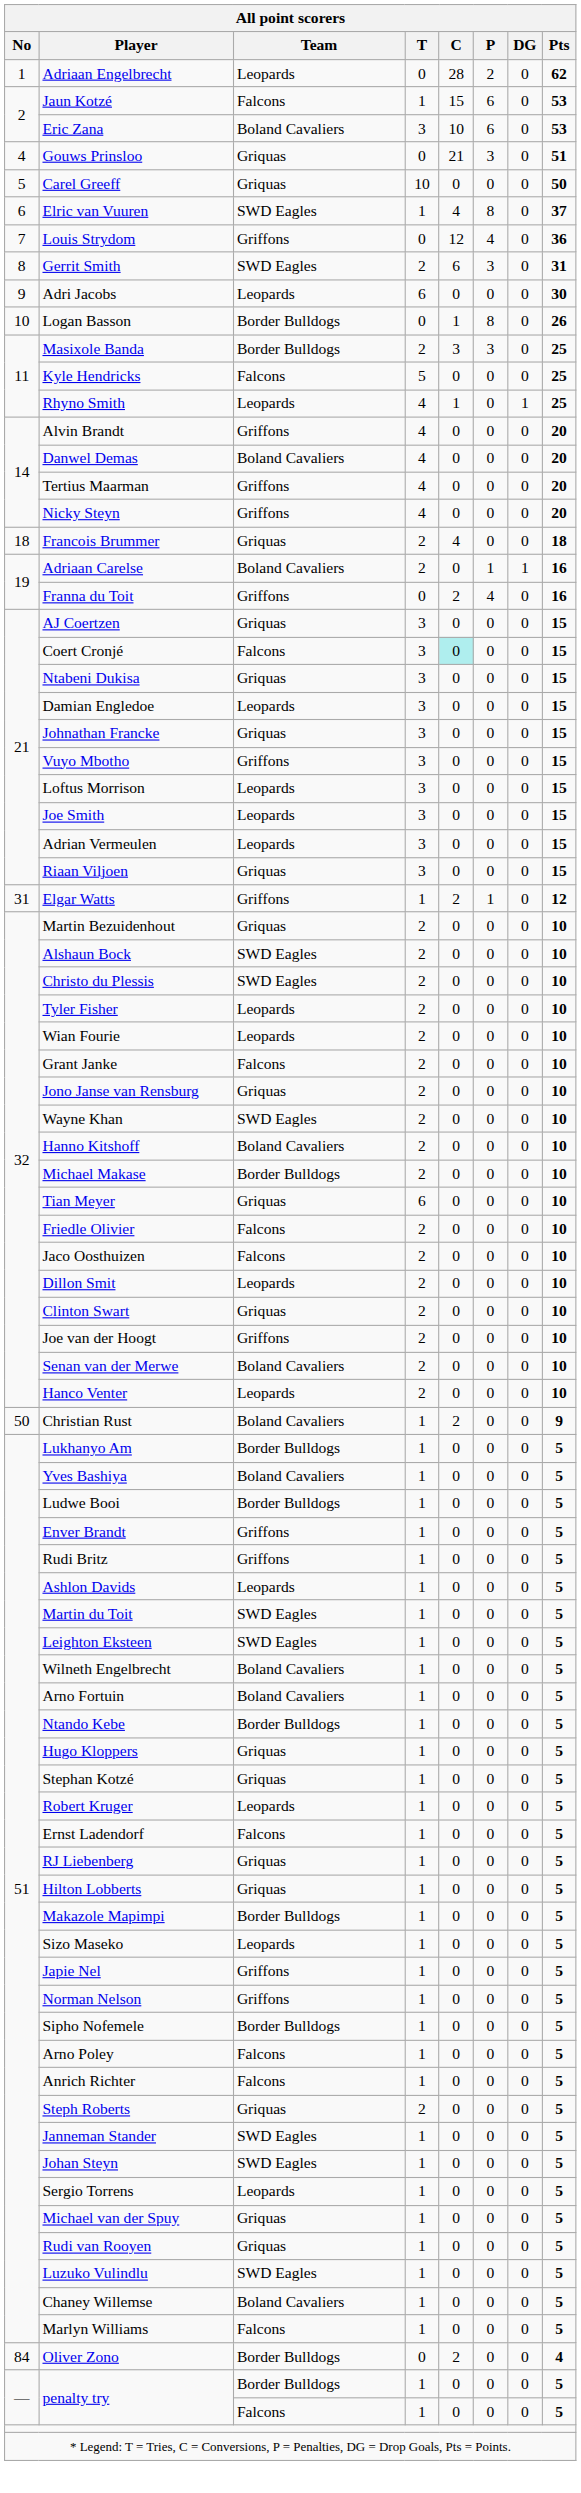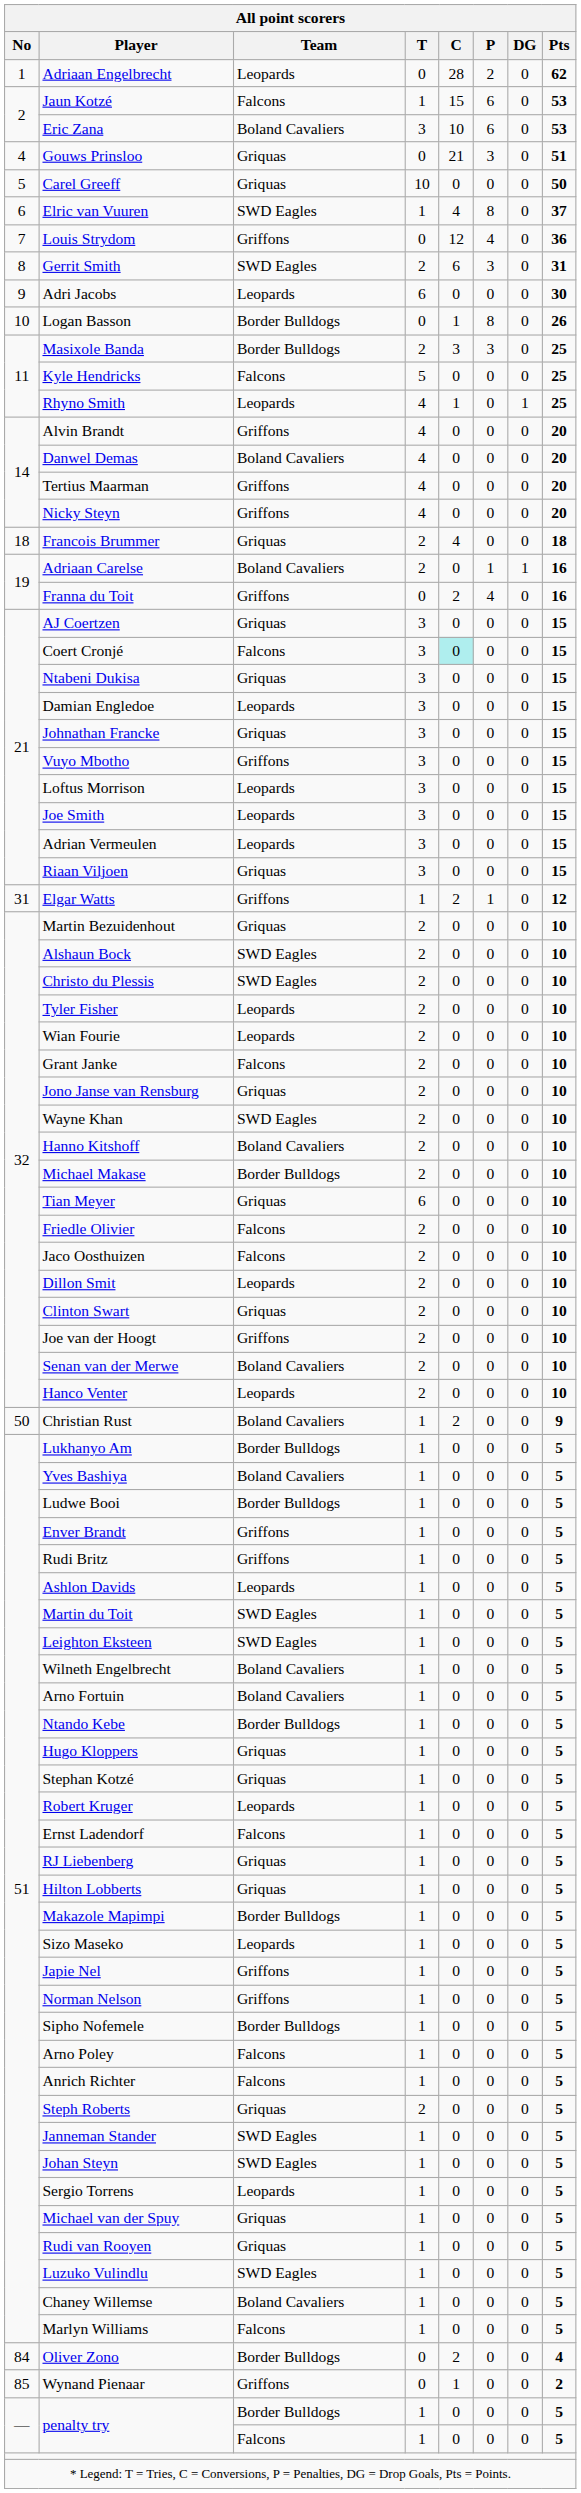+ row: (94, 2384)
